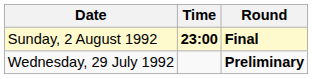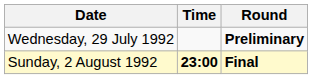rows swapped: (91, 62) <-> (83, 39)
